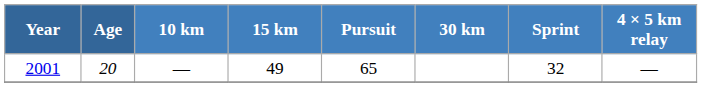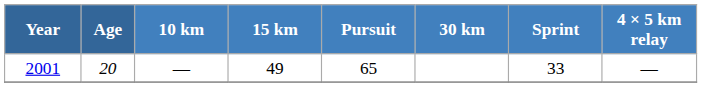(556, 68) 32 -> (556, 68) 33
